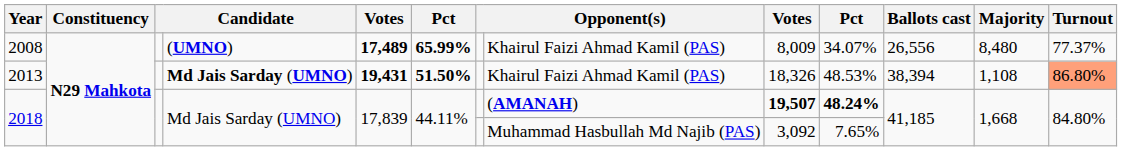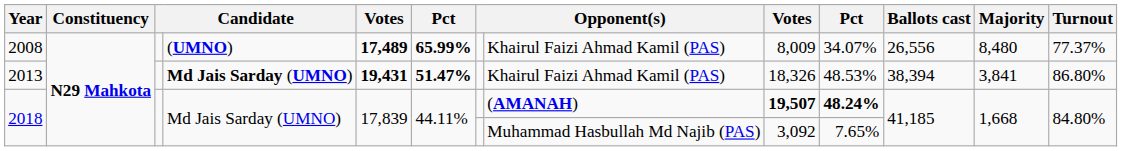(444, 75) 51.50% -> (444, 75) 51.47%
(998, 75) 1,108 -> (998, 75) 3,841
(1079, 75) lightsalmon background -> (1079, 75) no background
